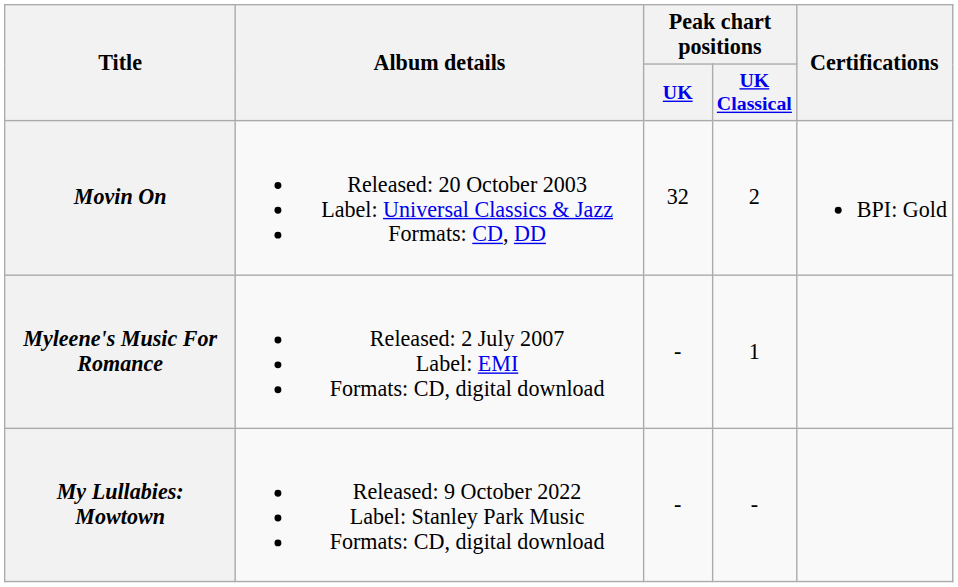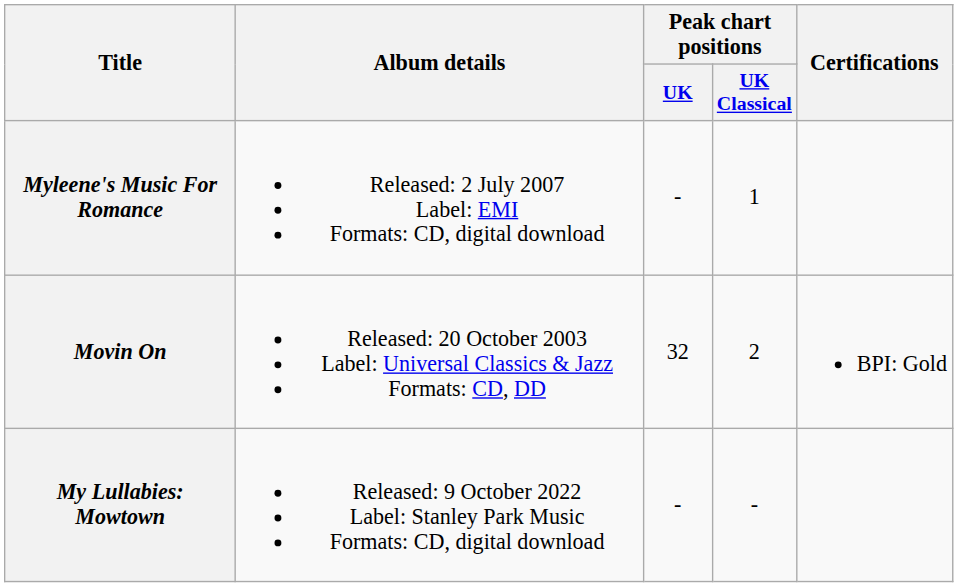rows swapped: (120, 197) <-> (120, 351)
